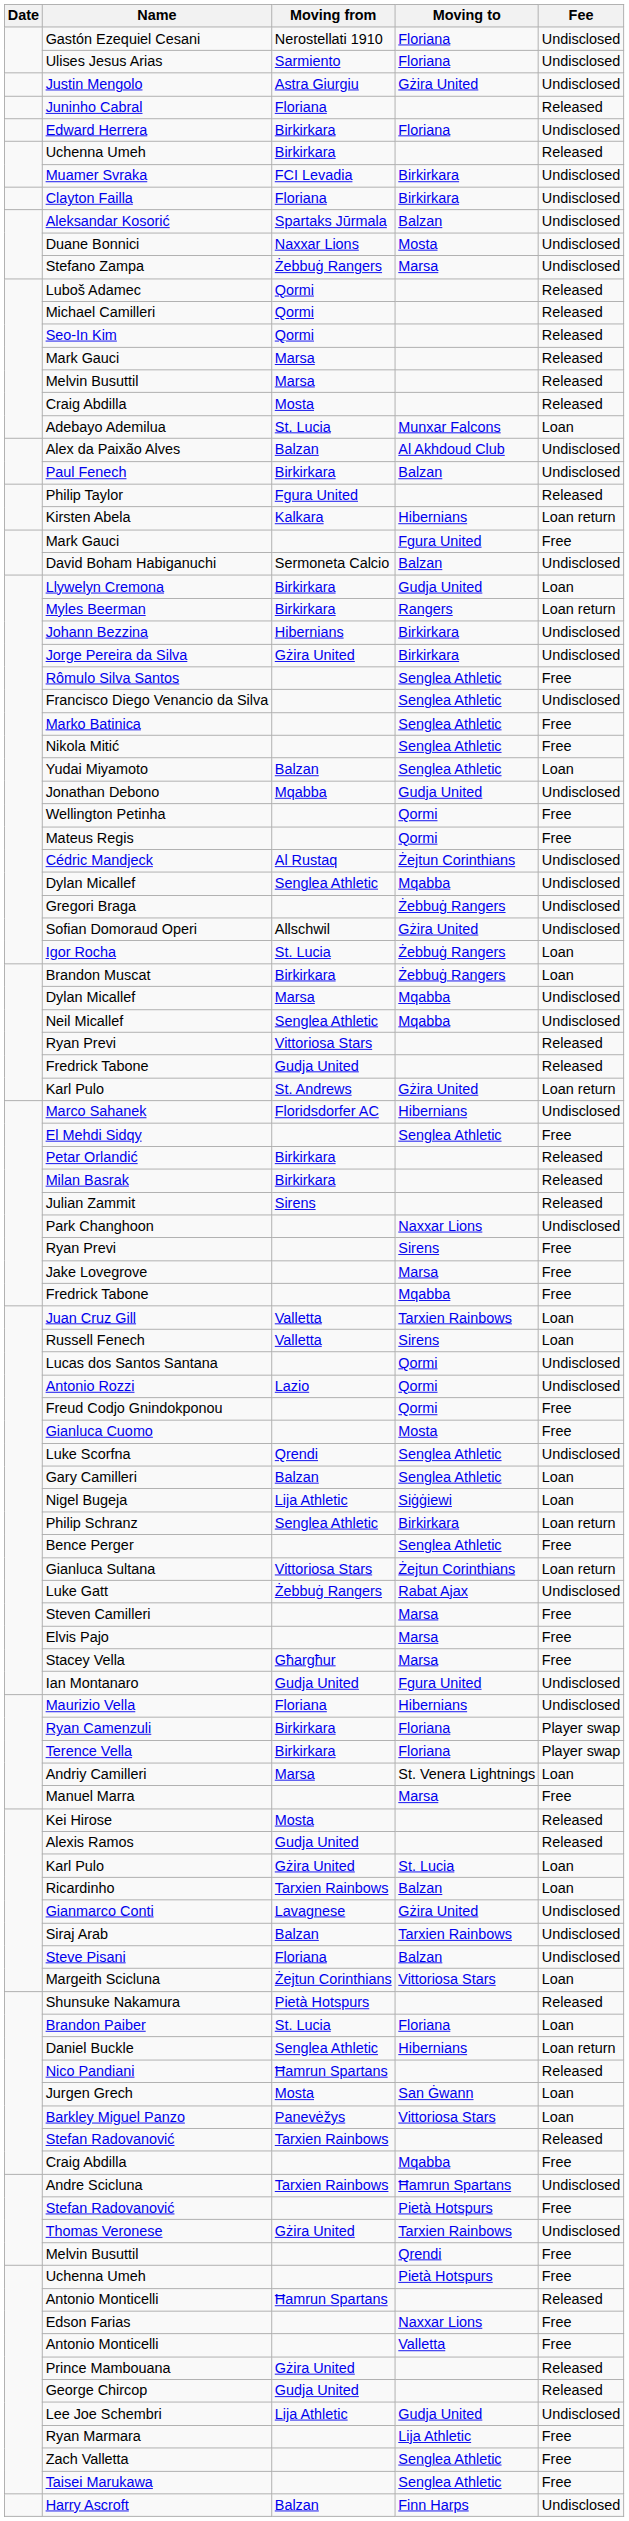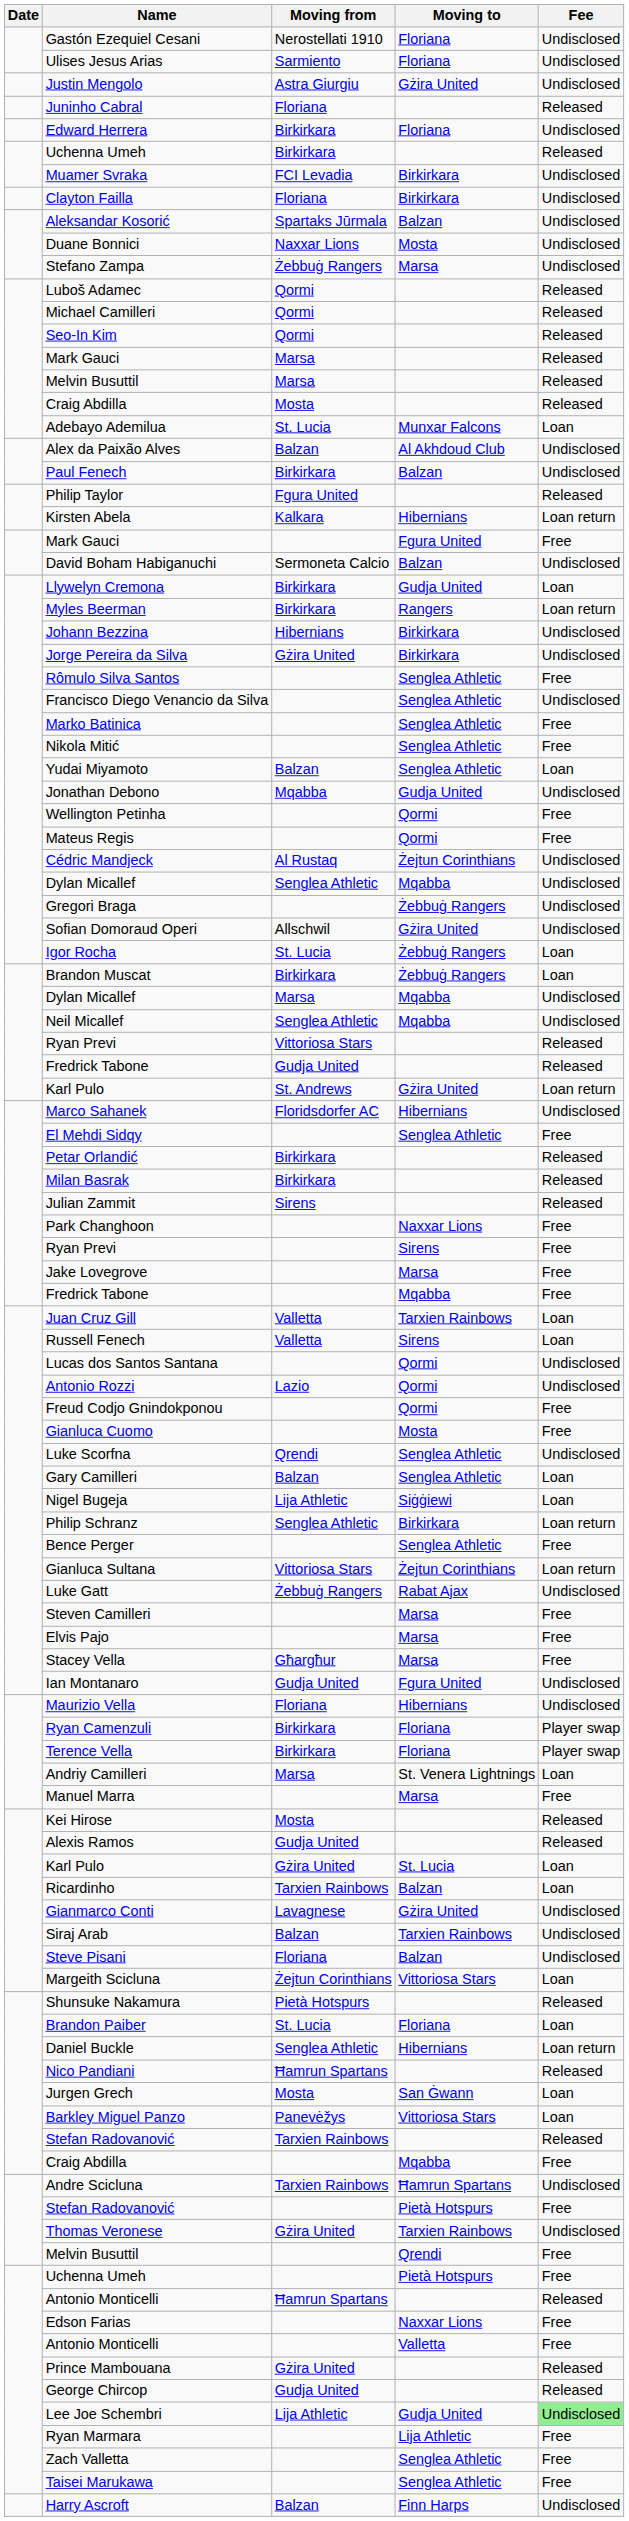(581, 1226) Undisclosed -> (557, 1226) Free
(581, 2413) no background -> (581, 2413) lightgreen background
